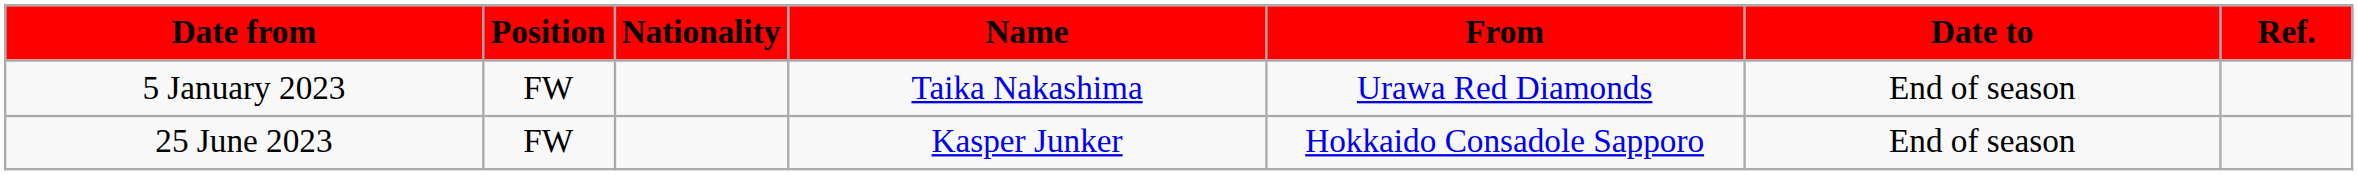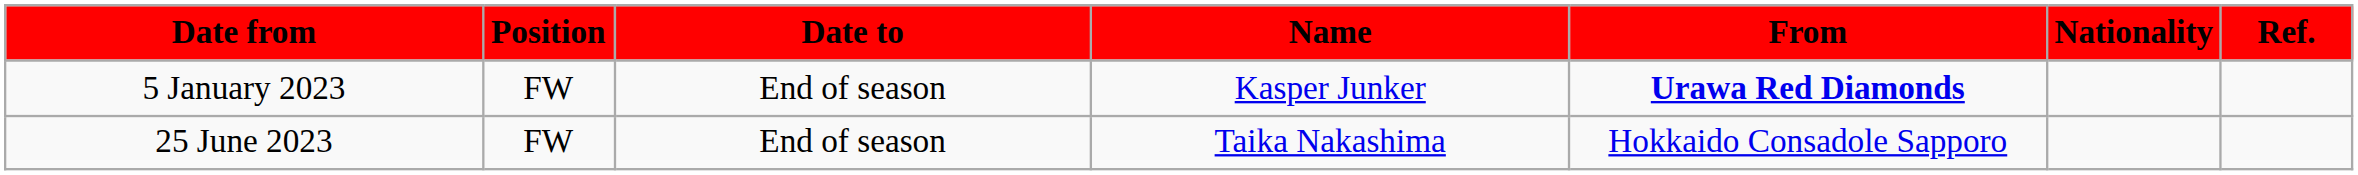columns swapped: (701, 32) <-> (1982, 32)
(1027, 87) Taika Nakashima -> (1330, 87) Kasper Junker
(1505, 87) normal -> (1808, 87) bold
(1027, 142) Kasper Junker -> (1330, 142) Taika Nakashima
